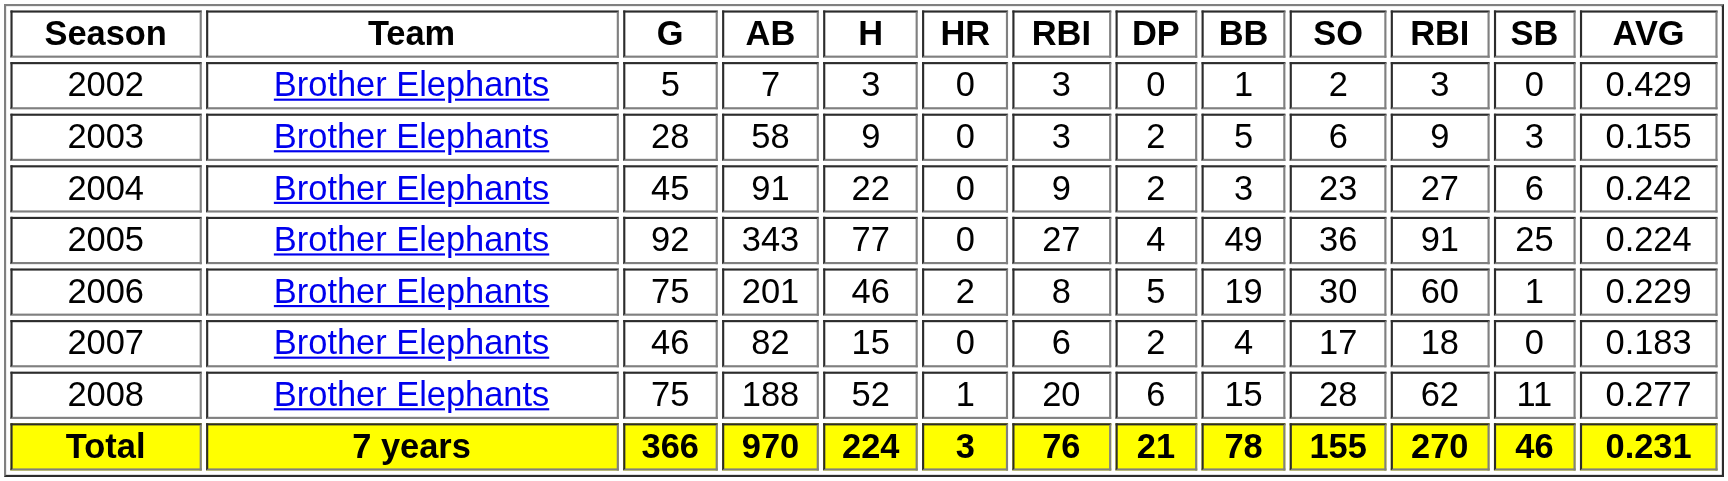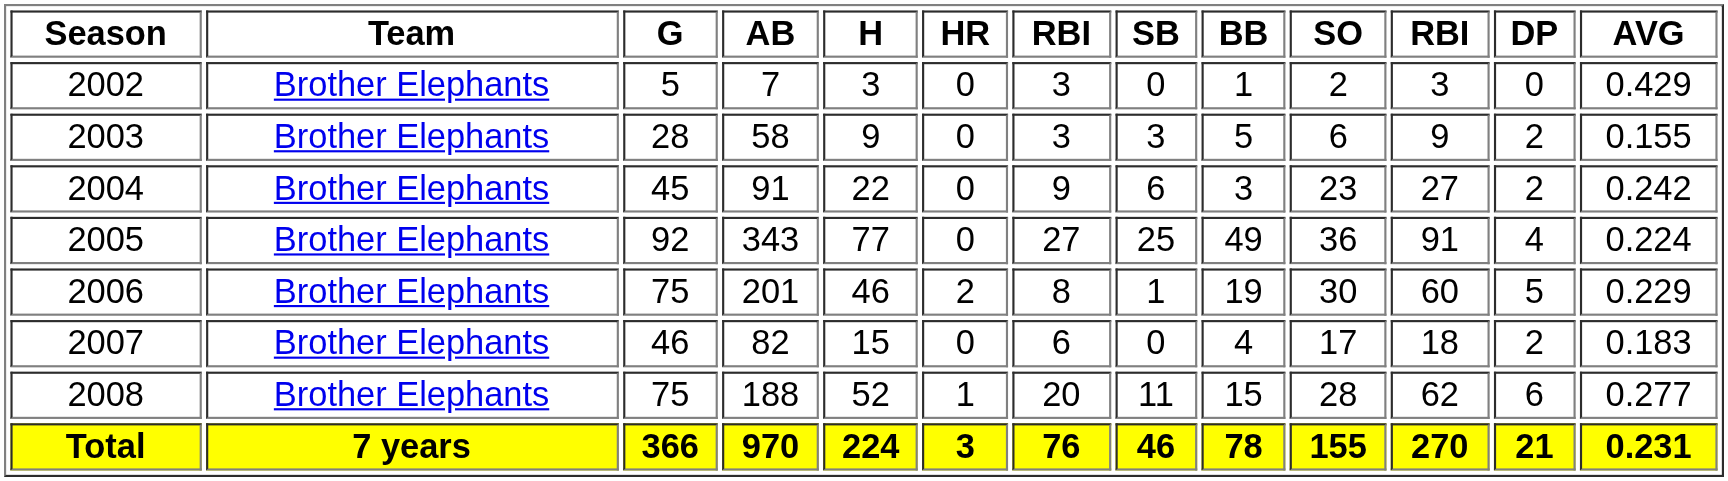columns swapped: (1534, 33) <-> (1156, 33)
